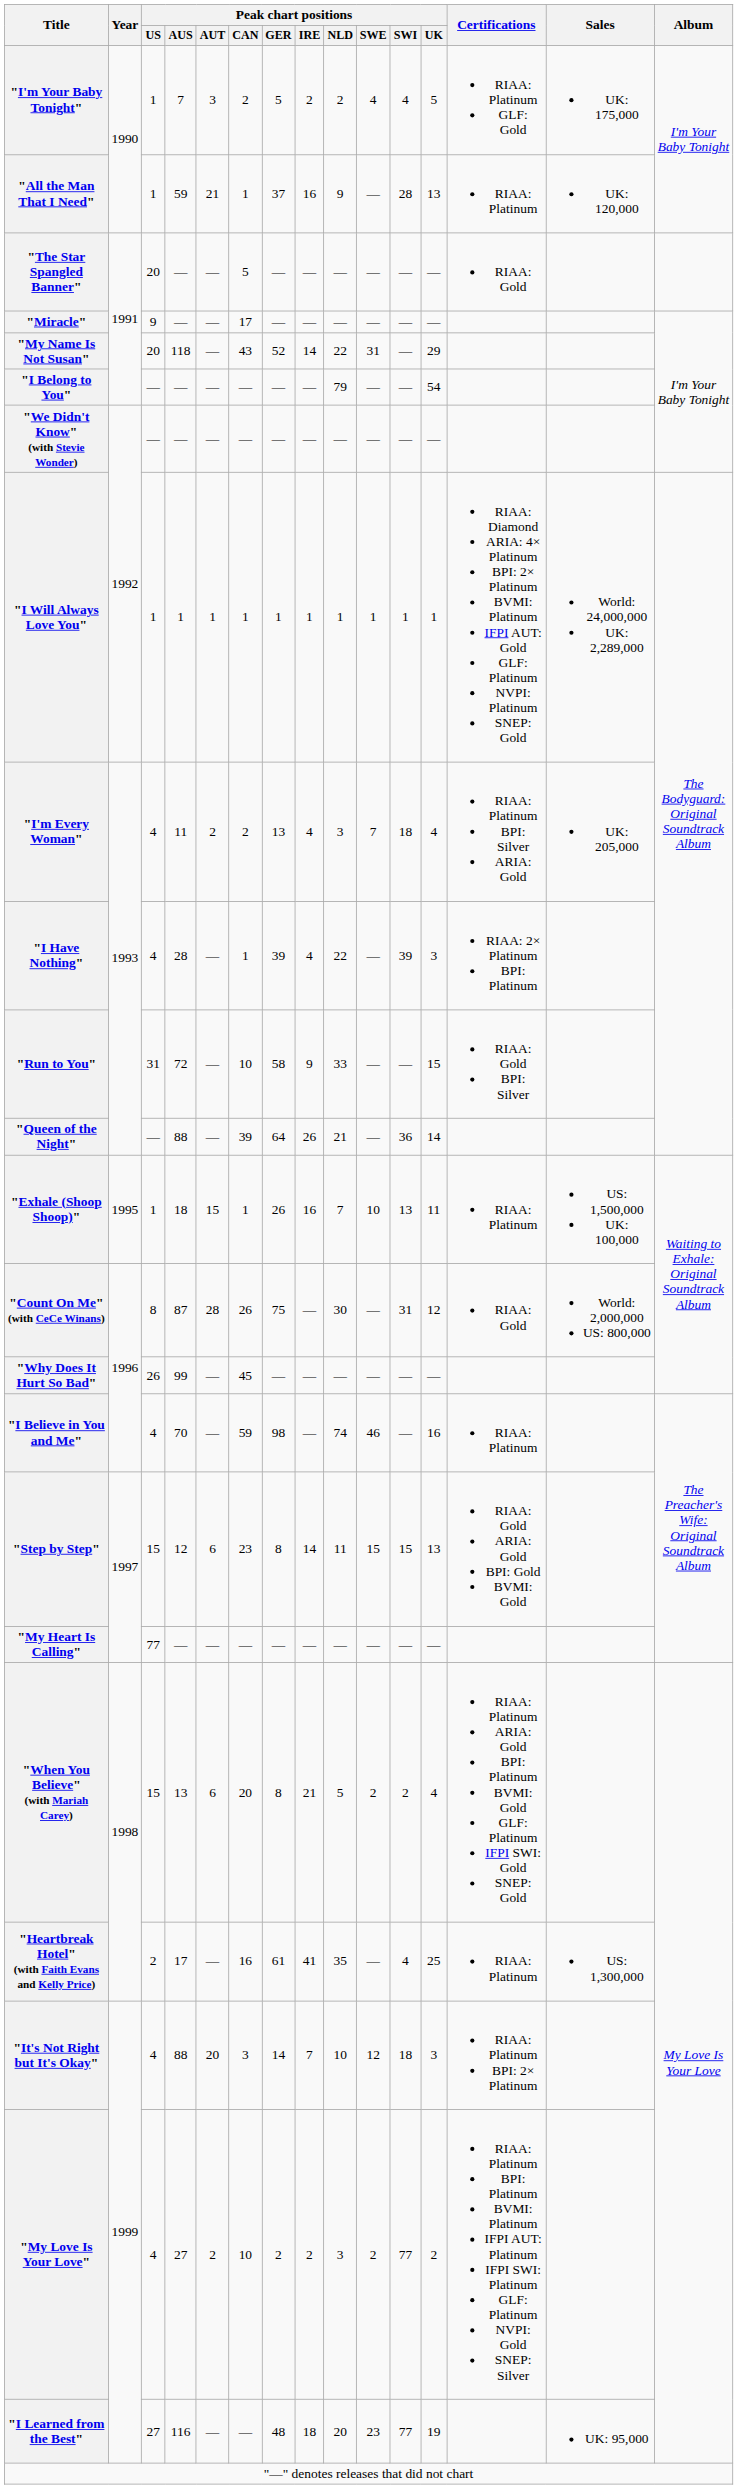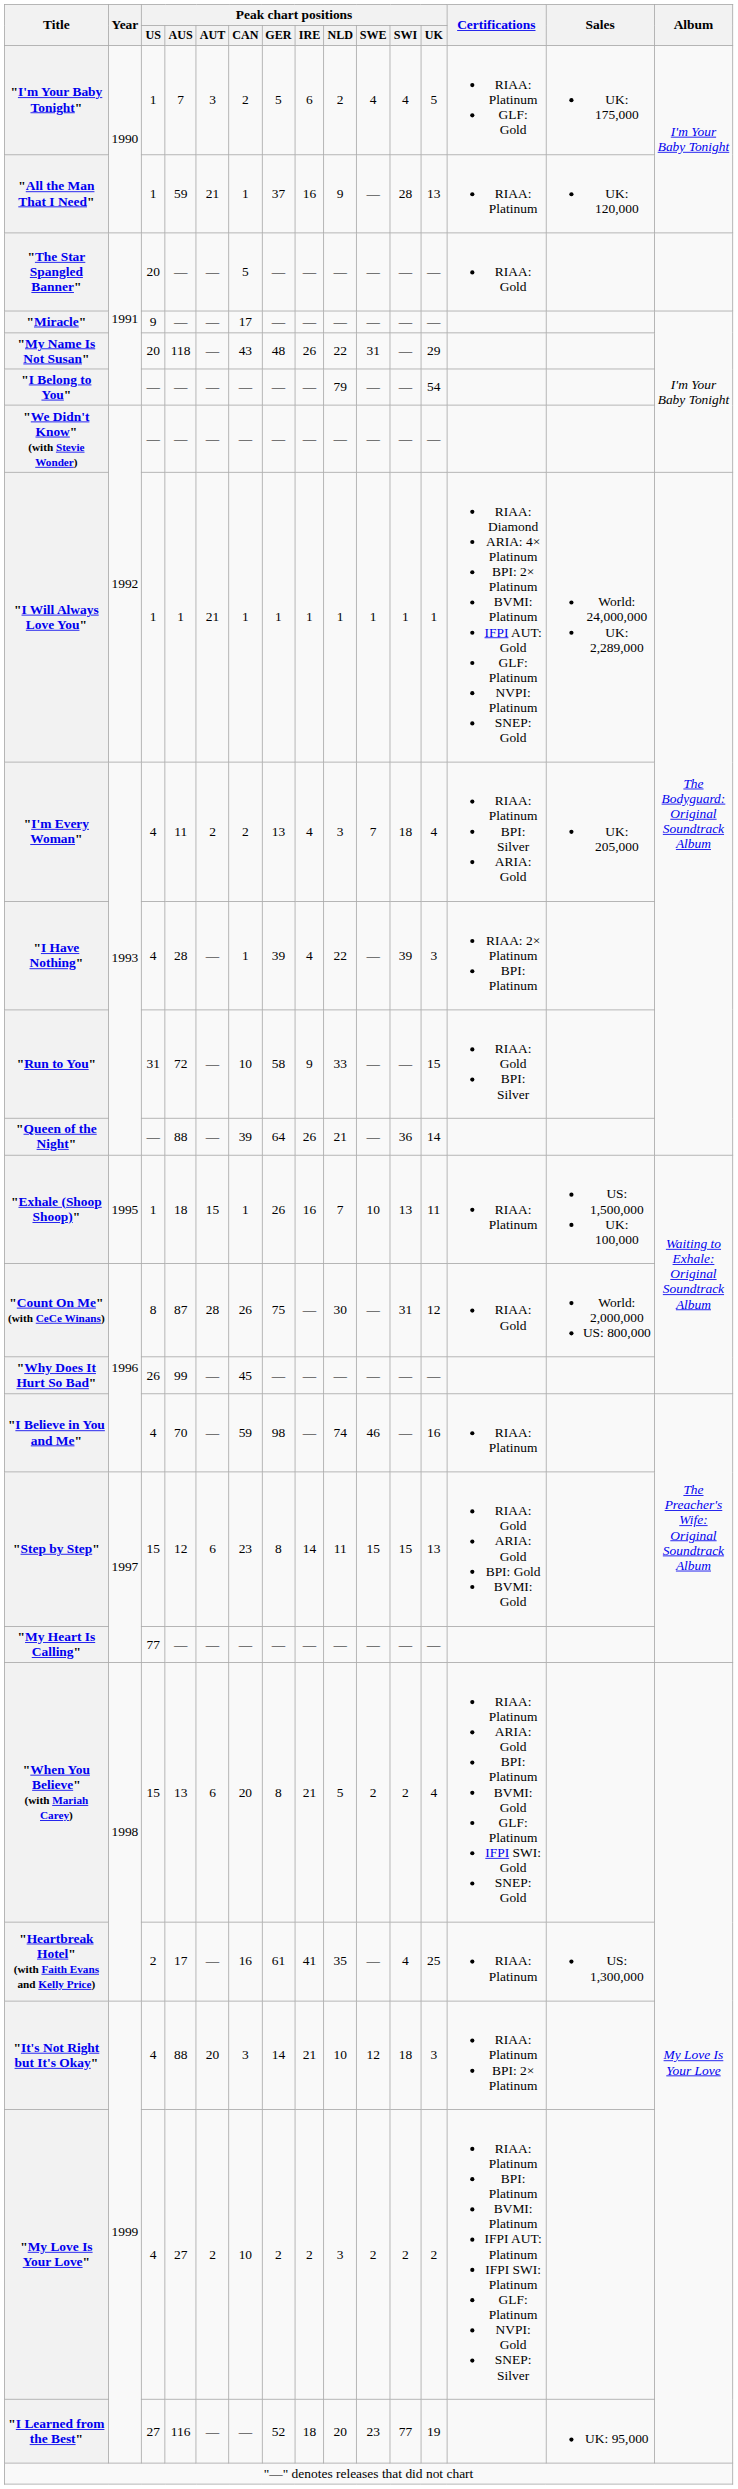(309, 100) 2 -> (309, 100) 6
(278, 350) 52 -> (278, 350) 48
(309, 350) 14 -> (309, 350) 26
(213, 617) 1 -> (213, 617) 21
(309, 2055) 7 -> (309, 2055) 21
(405, 2254) 77 -> (405, 2254) 2
(278, 2431) 48 -> (278, 2431) 52
